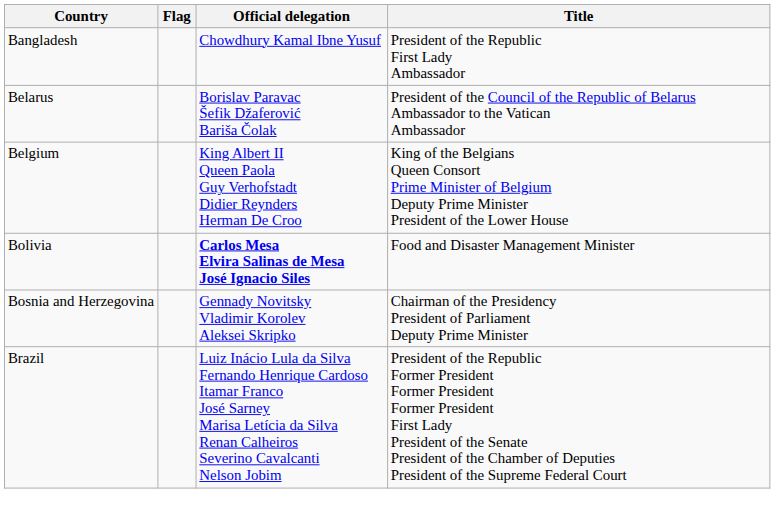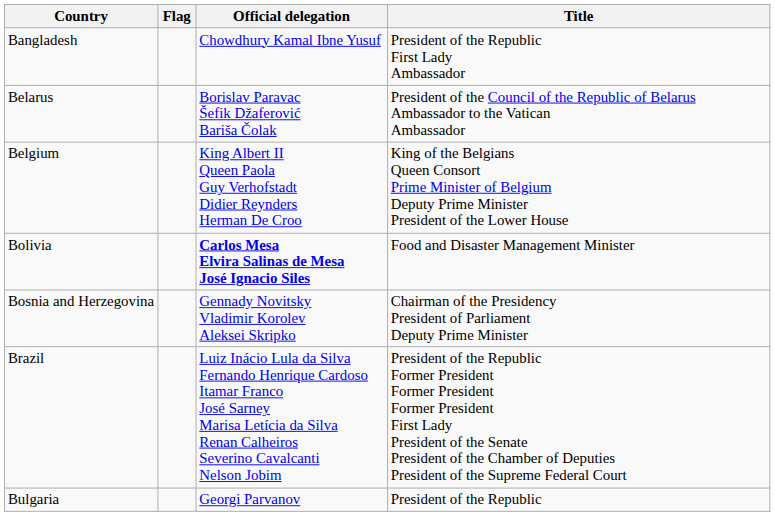+ row: (34, 499)
